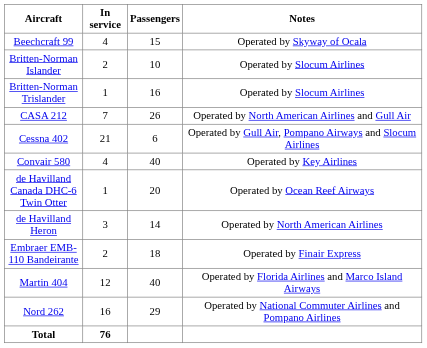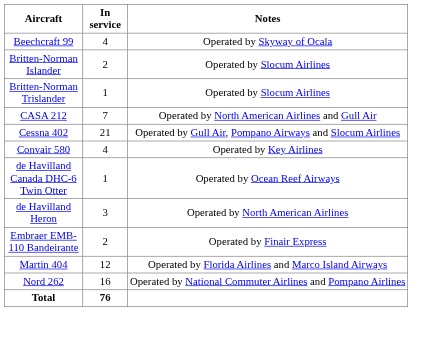- column: (155, 18)
